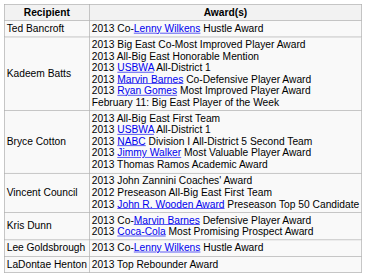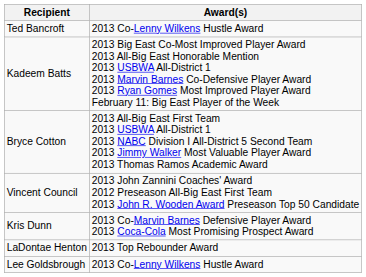rows swapped: (46, 248) <-> (47, 264)
